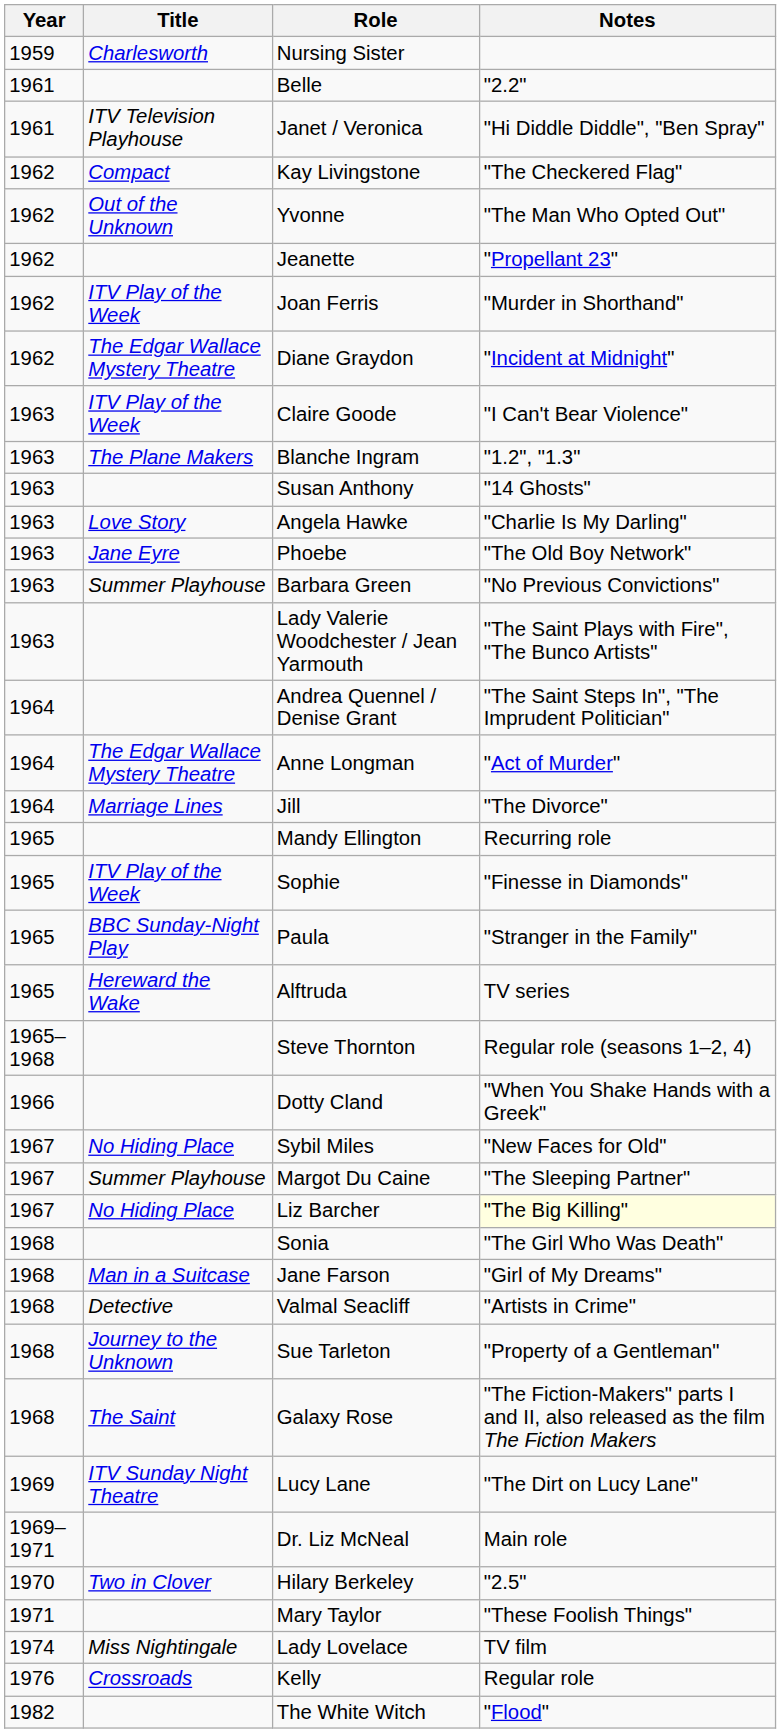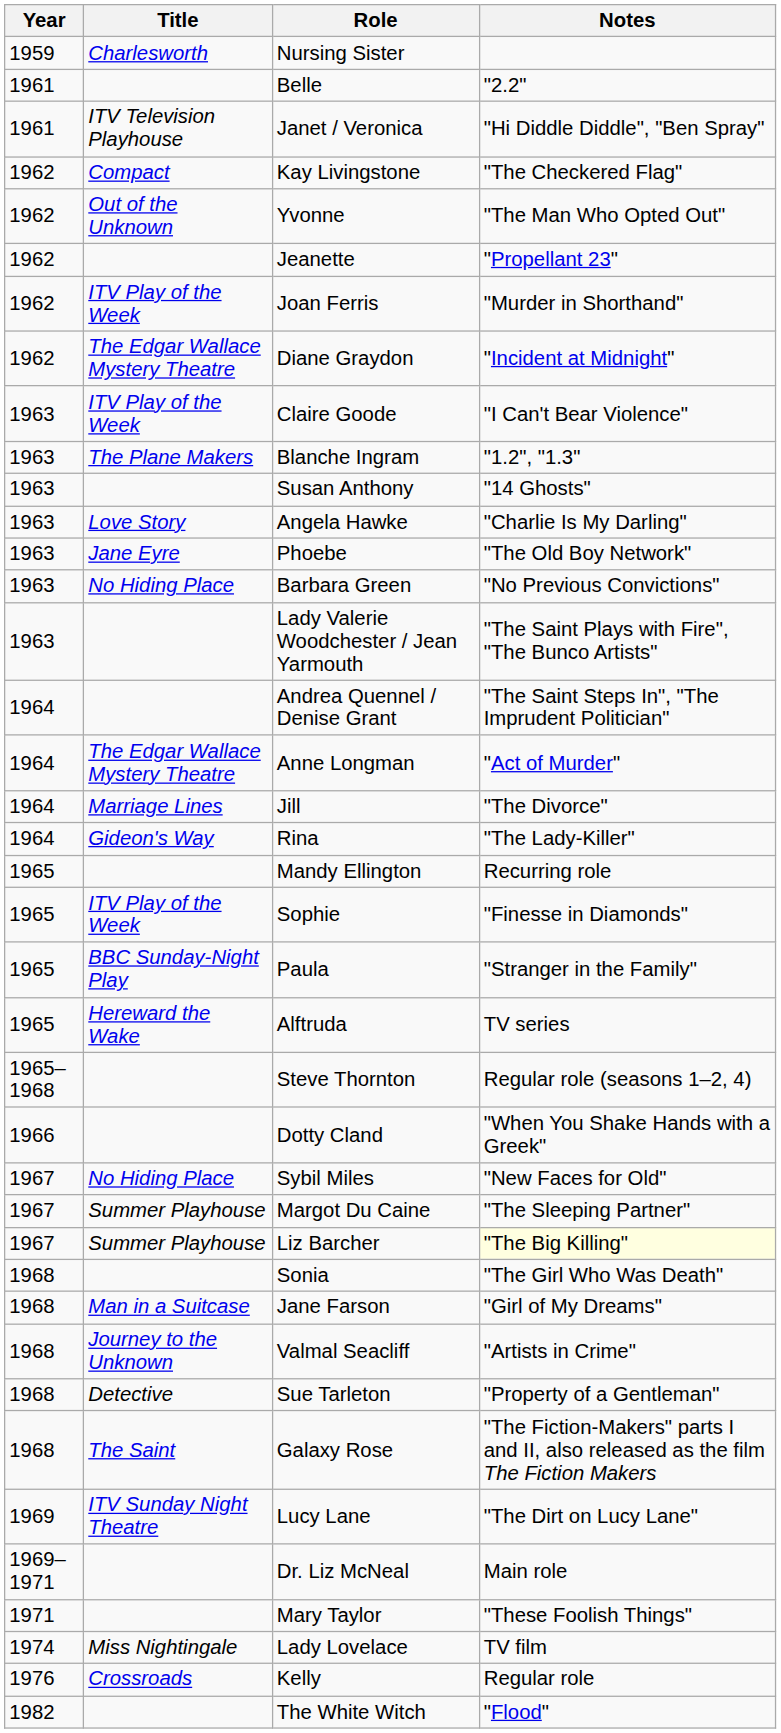(177, 586) Summer Playhouse -> (161, 586) No Hiding Place
+ row: (298, 838)
(161, 1210) No Hiding Place -> (177, 1242) Summer Playhouse
(131, 1307) Detective -> (153, 1351) Journey to the Unknown
(153, 1351) Journey to the Unknown -> (131, 1394) Detective
- row: (345, 1582)
